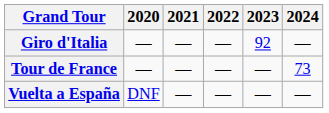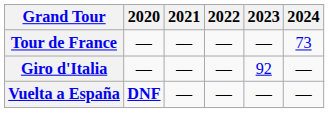rows swapped: (64, 42) <-> (64, 68)
(144, 94) normal -> (144, 94) bold
